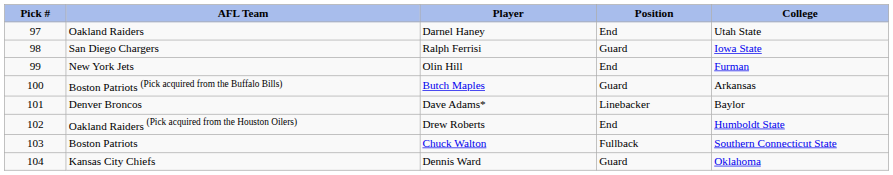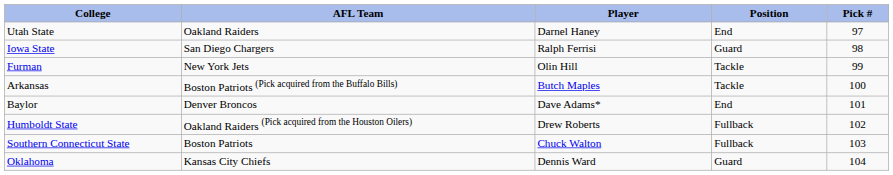columns swapped: (35, 13) <-> (800, 13)
(608, 66) End -> (729, 66) Tackle
(613, 85) Guard -> (729, 85) Tackle
(624, 105) Linebacker -> (723, 105) End
(608, 124) End -> (734, 124) Fullback
